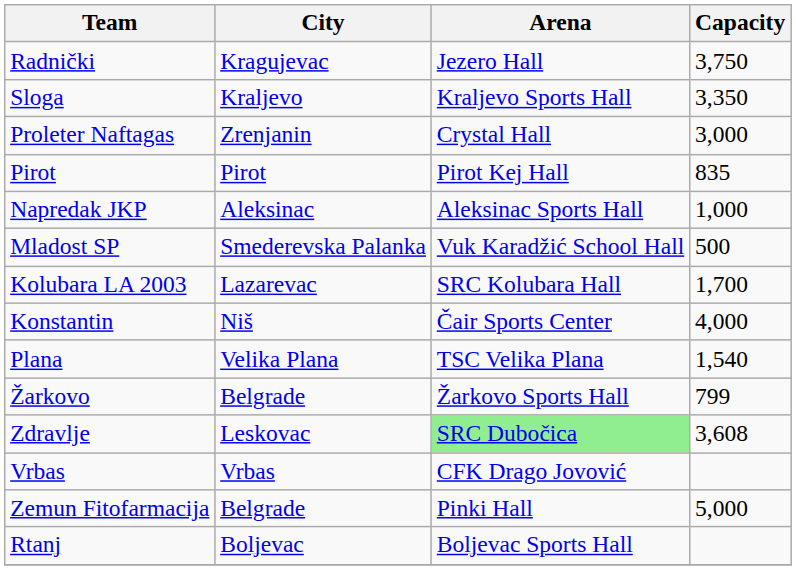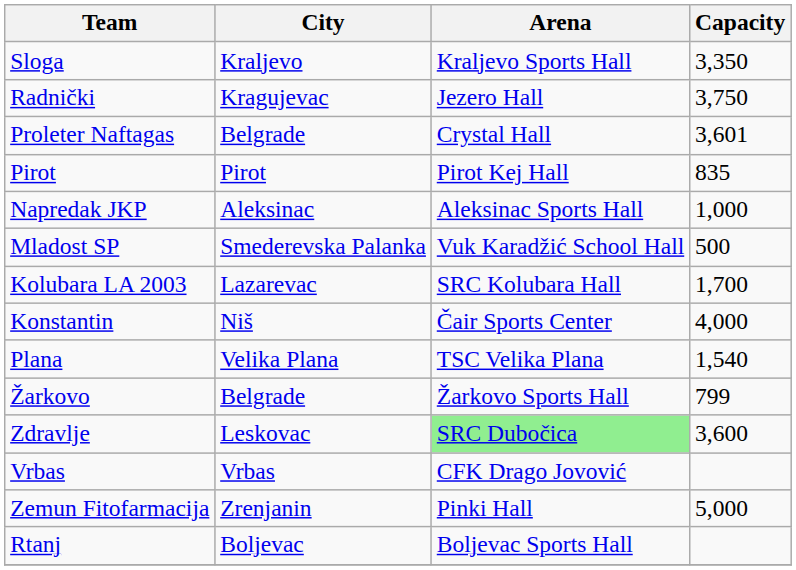rows swapped: (53, 60) <-> (37, 97)
(266, 135) Zrenjanin -> (263, 135) Belgrade
(722, 135) 3,000 -> (722, 135) 3,601
(722, 433) 3,608 -> (722, 433) 3,600
(263, 508) Belgrade -> (266, 508) Zrenjanin
